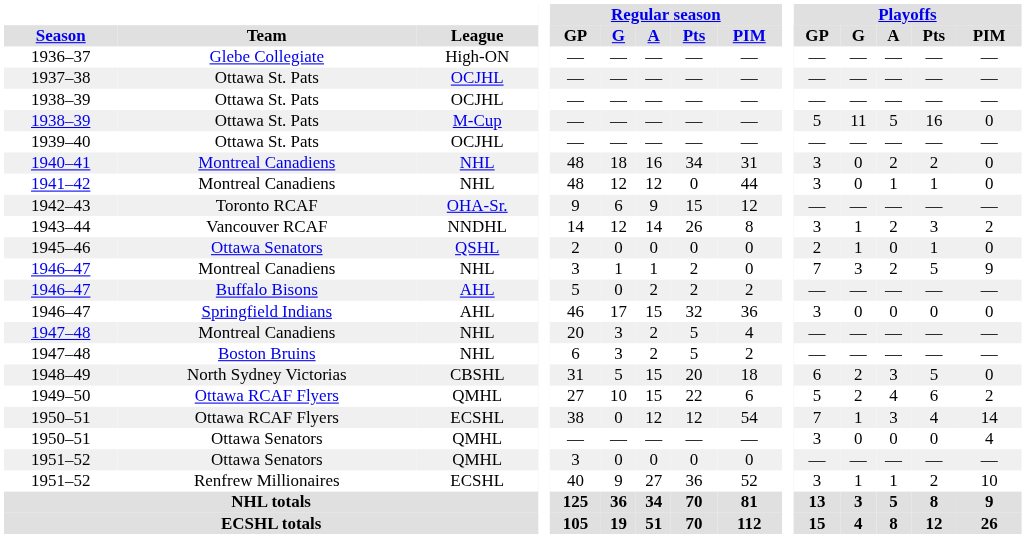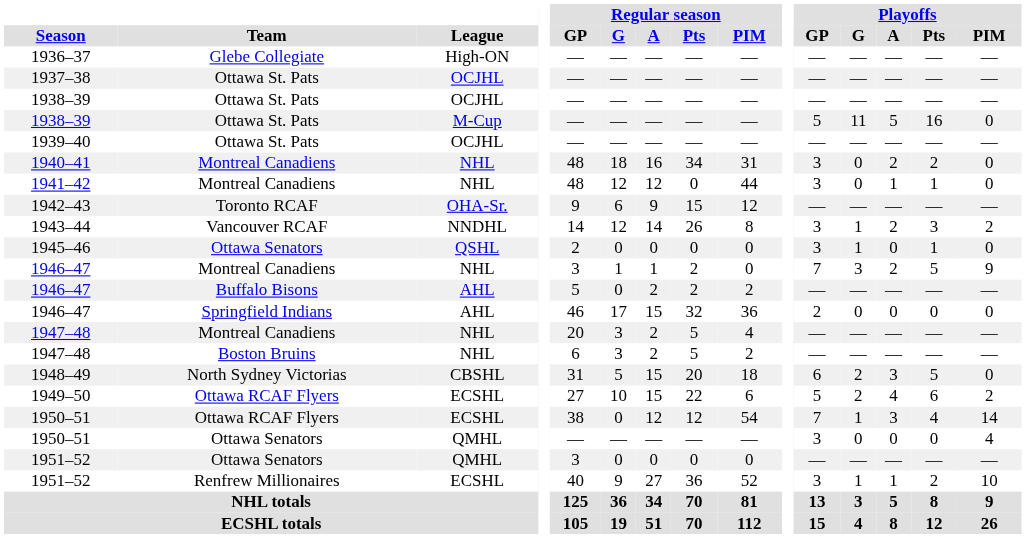(817, 247) 2 -> (817, 247) 3
(817, 311) 3 -> (817, 311) 2
(477, 396) QMHL -> (477, 396) ECSHL
